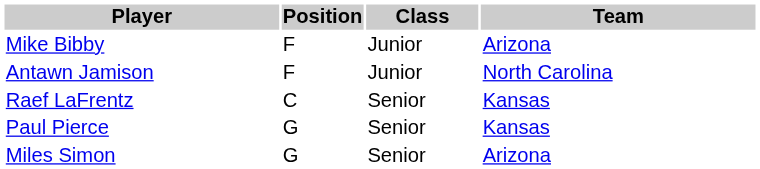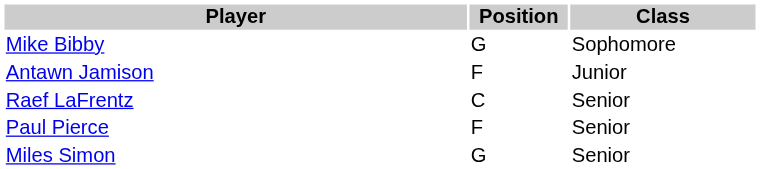- column: (618, 16)
(289, 44) F -> (479, 44) G
(395, 44) Junior -> (624, 44) Sophomore
(291, 127) G -> (477, 127) F
